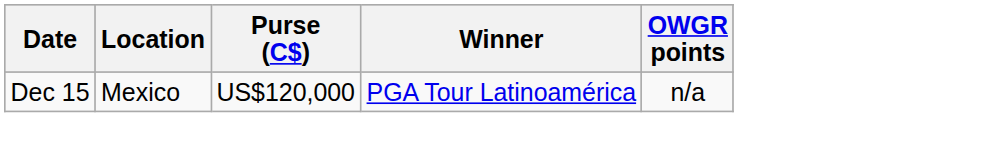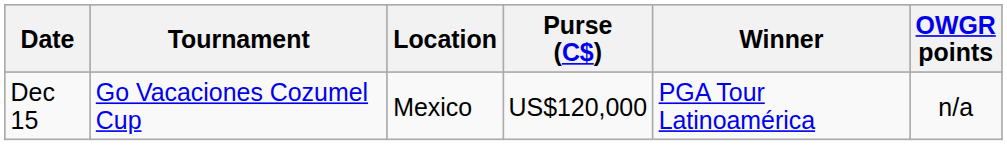+ column: (239, 39)
